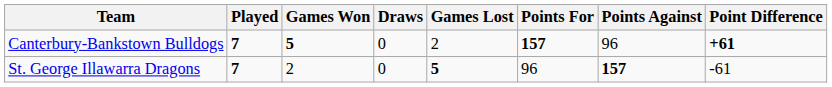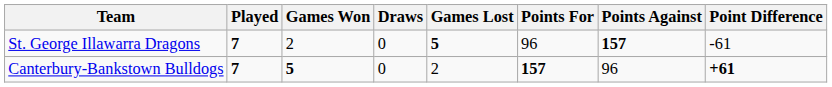rows swapped: (116, 43) <-> (104, 69)
